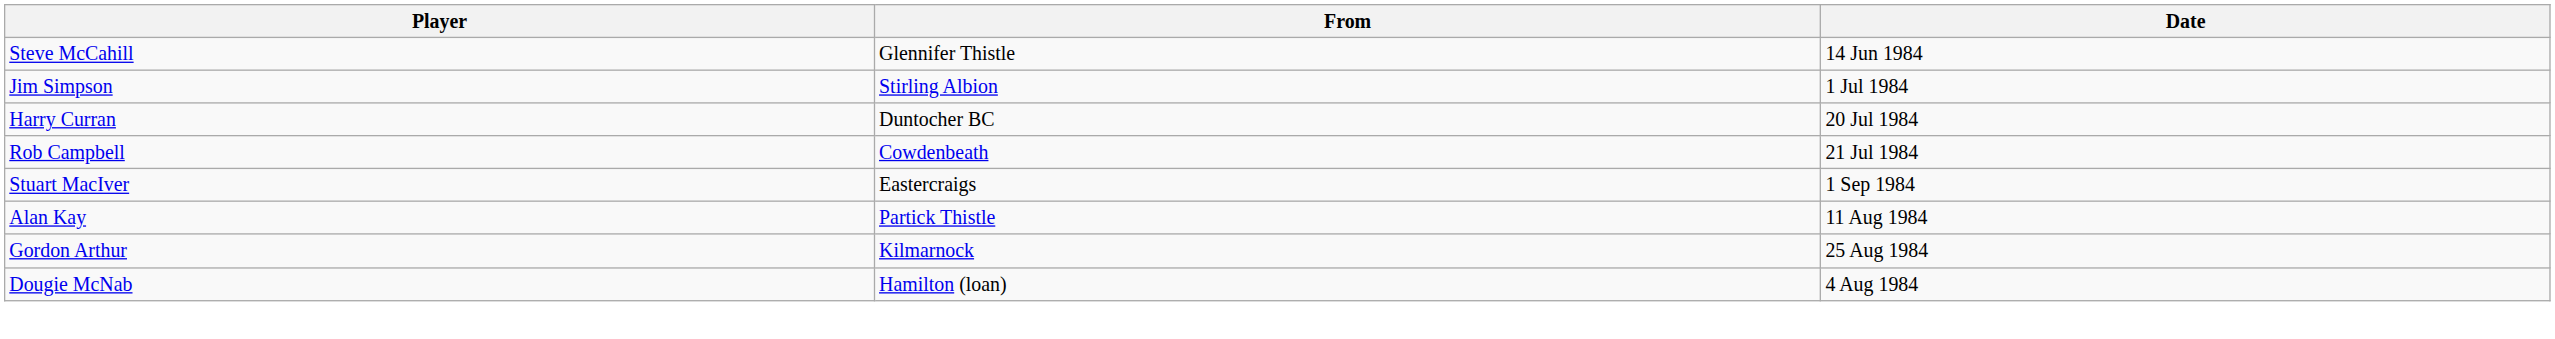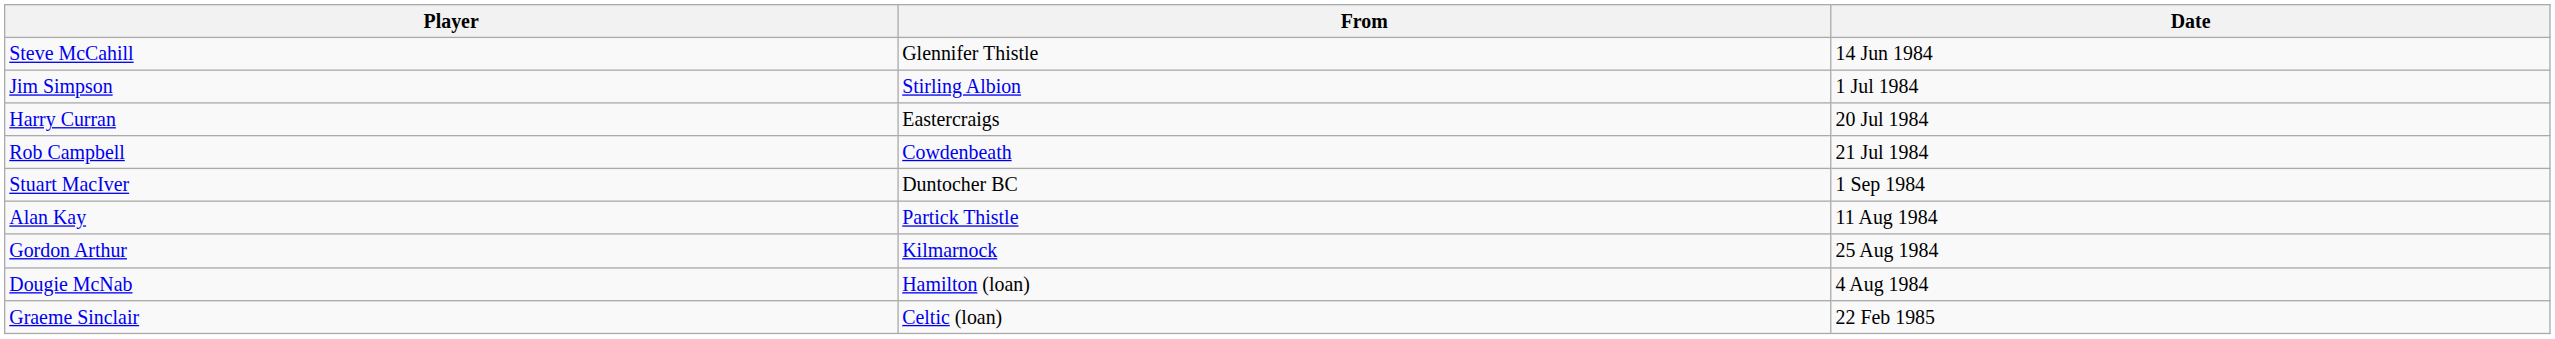(937, 119) Duntocher BC -> (951, 119) Eastercraigs
(928, 185) Eastercraigs -> (960, 185) Duntocher BC
+ row: (74, 316)
